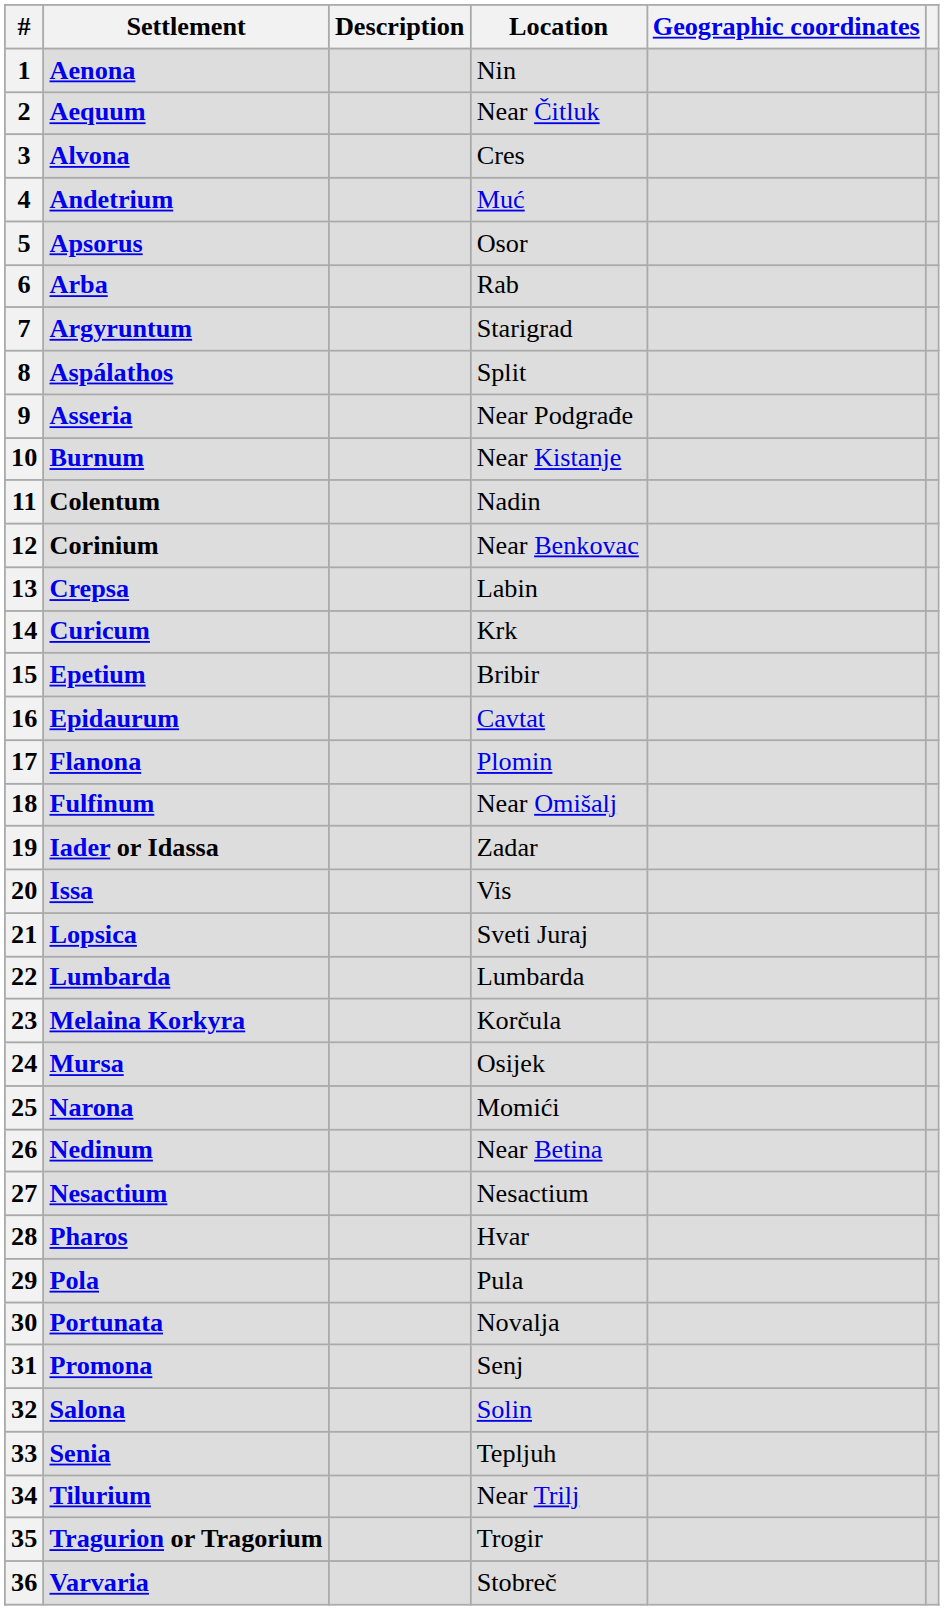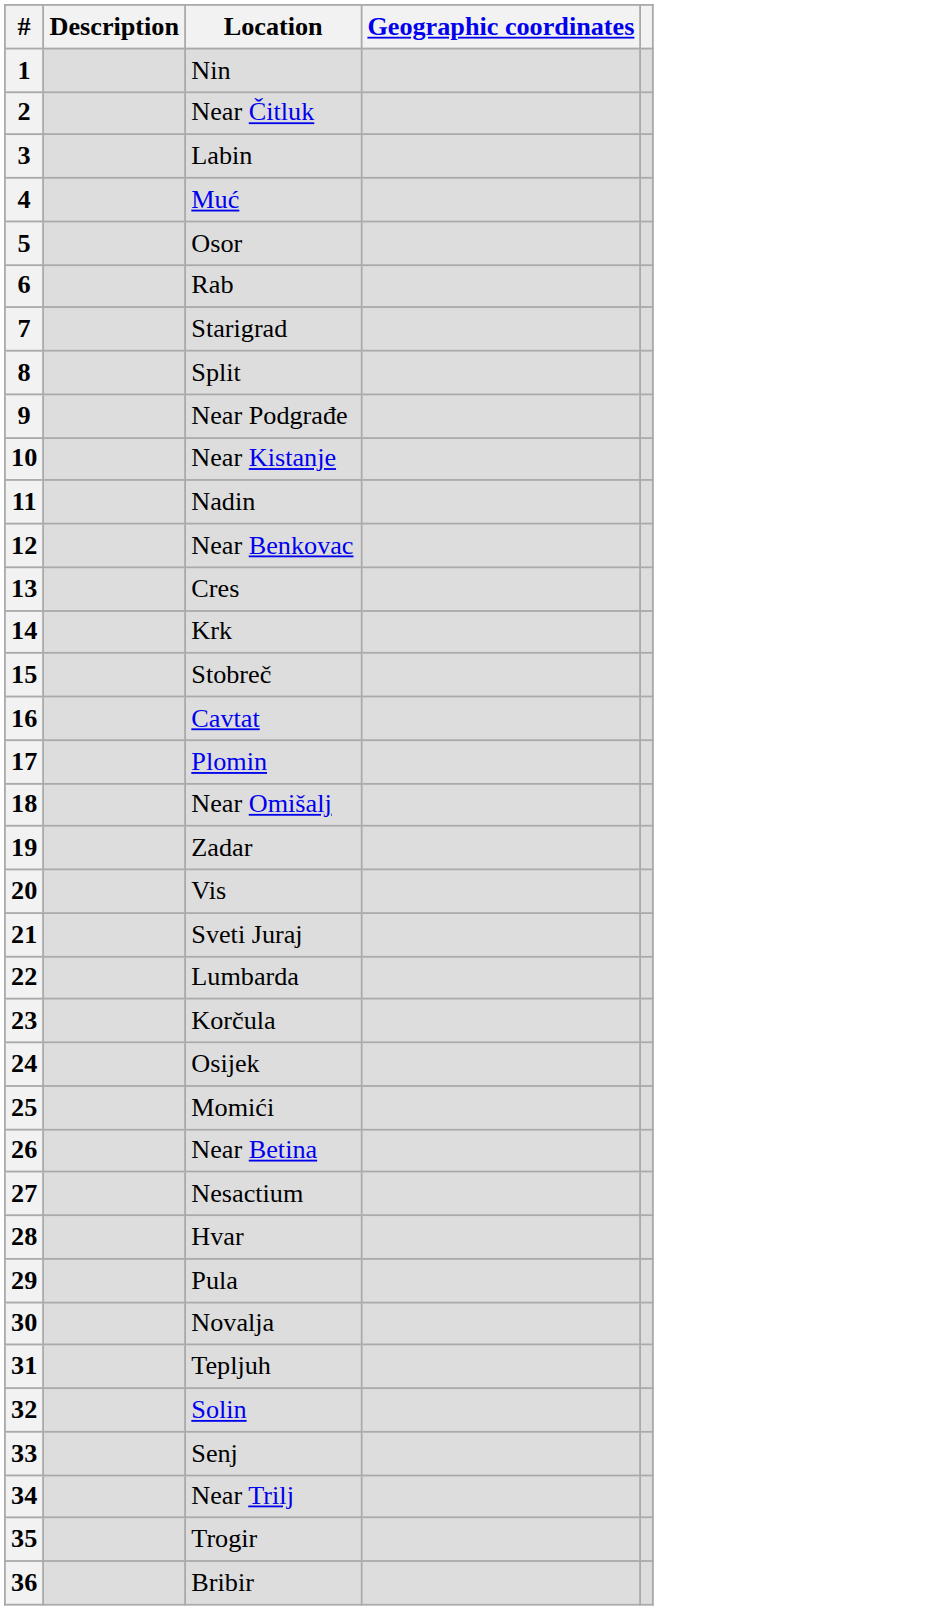- column: (186, 26)
(501, 156) Cres -> (222, 156) Labin
(507, 588) Labin -> (215, 588) Cres
(508, 674) Bribir -> (231, 674) Stobreč
(500, 1366) Senj -> (231, 1366) Tepljuh
(517, 1452) Tepljuh -> (215, 1452) Senj
(517, 1582) Stobreč -> (223, 1582) Bribir
